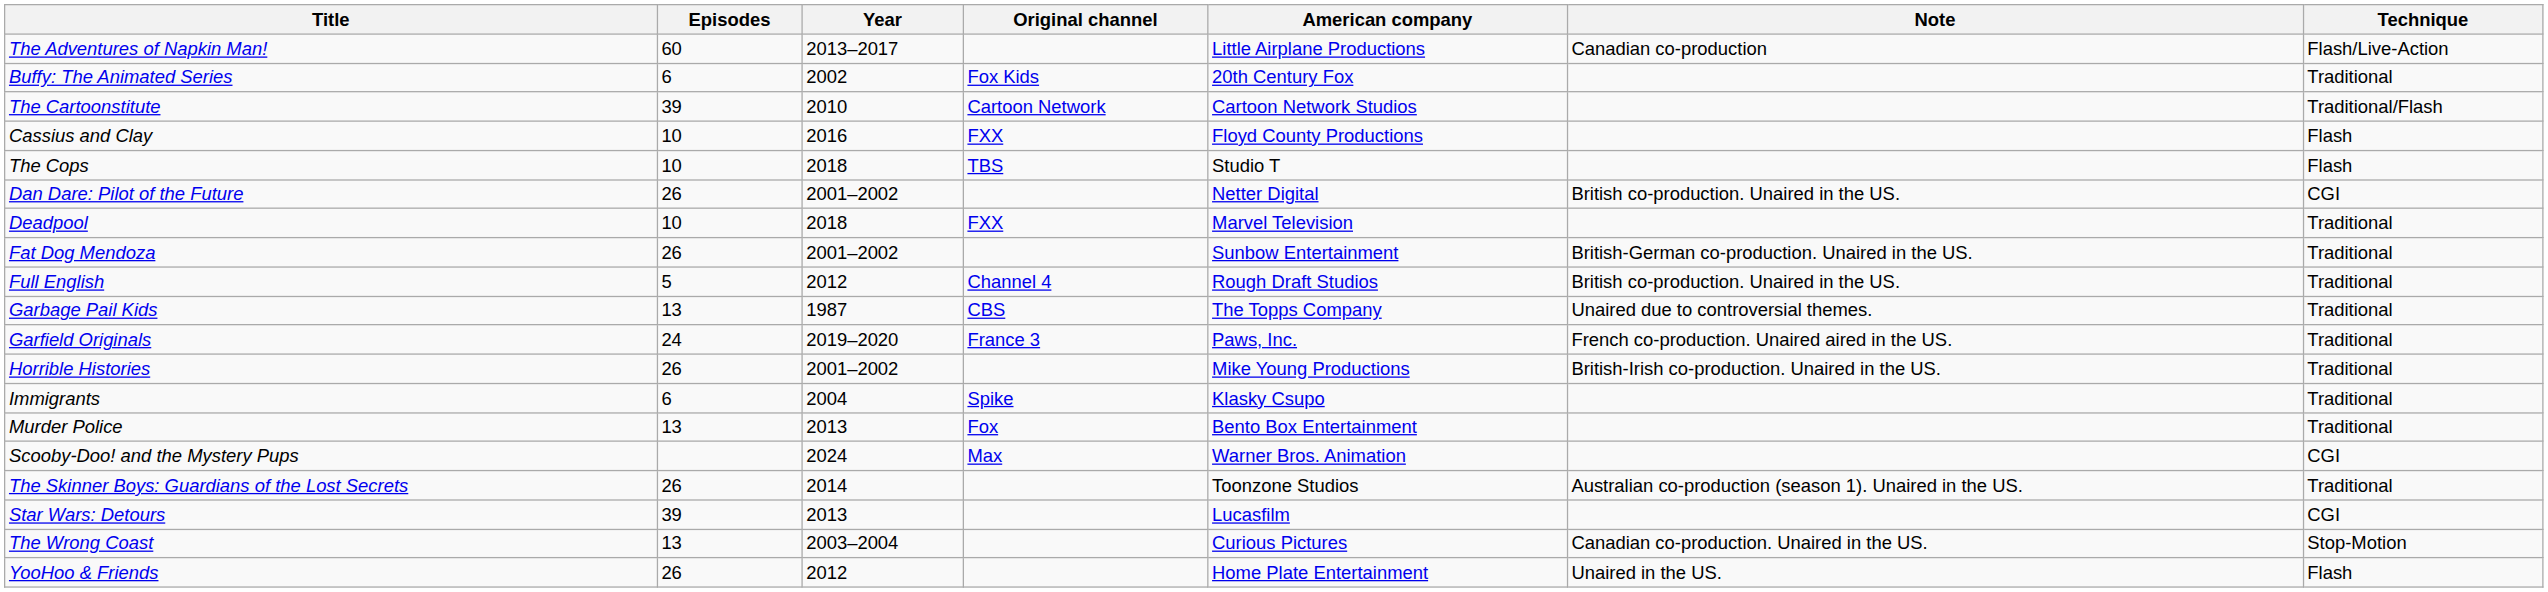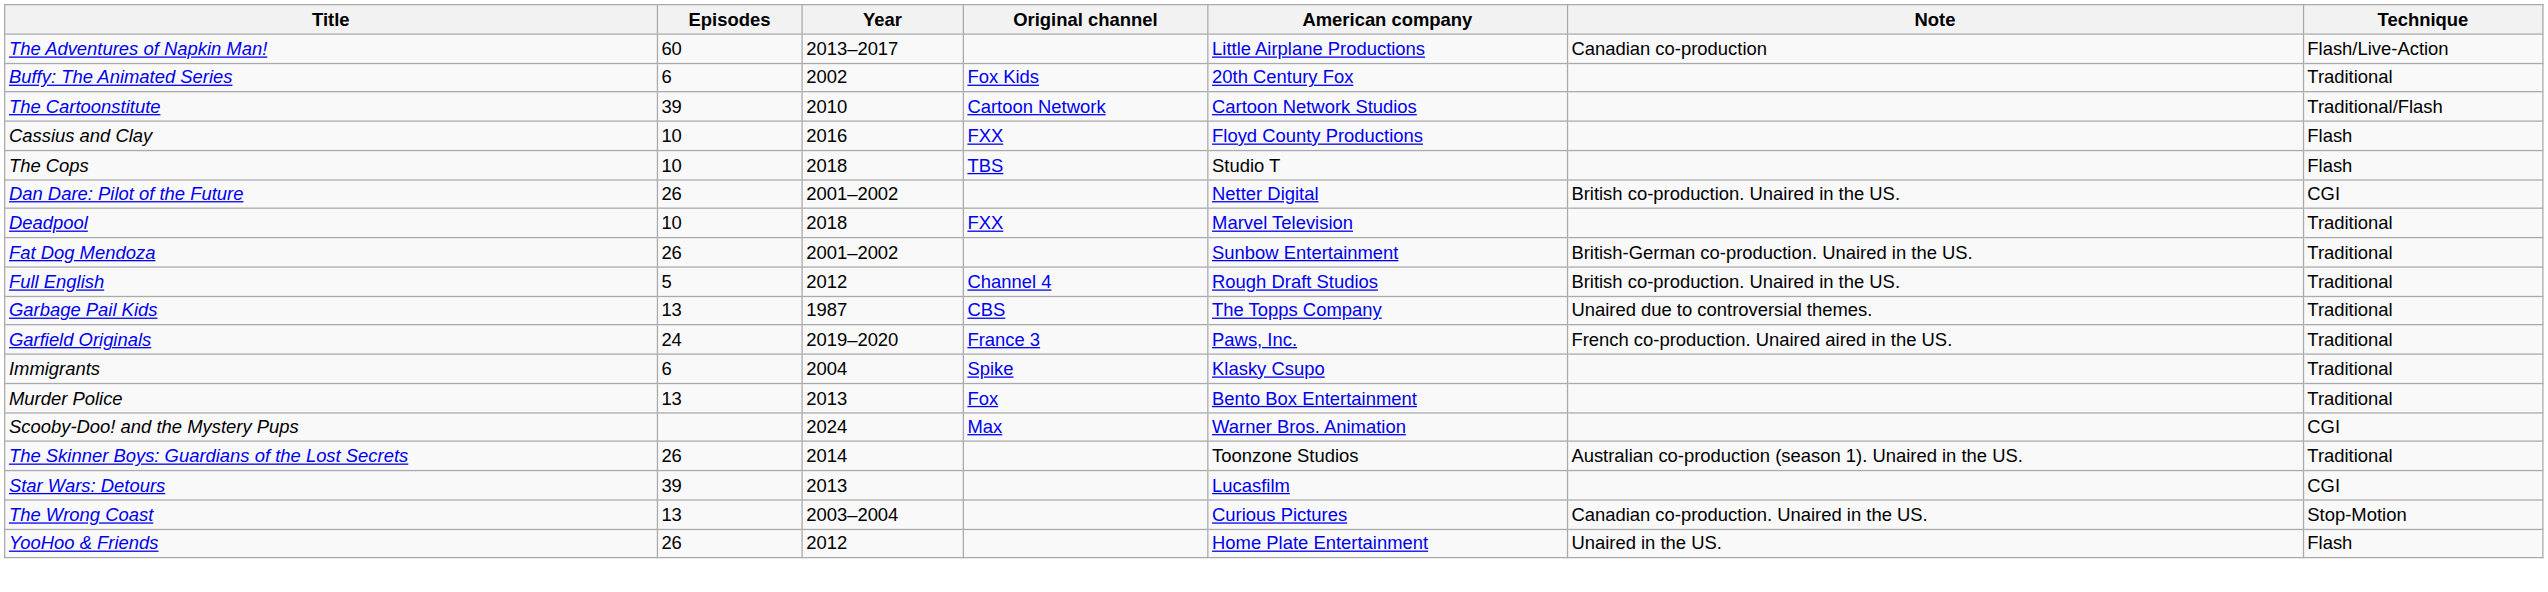- row: (80, 369)
